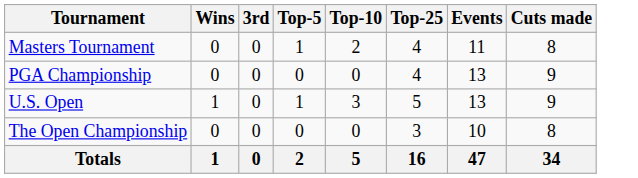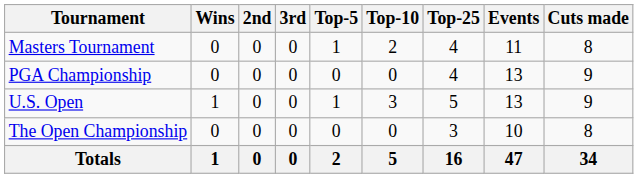+ column: (257, 18)
